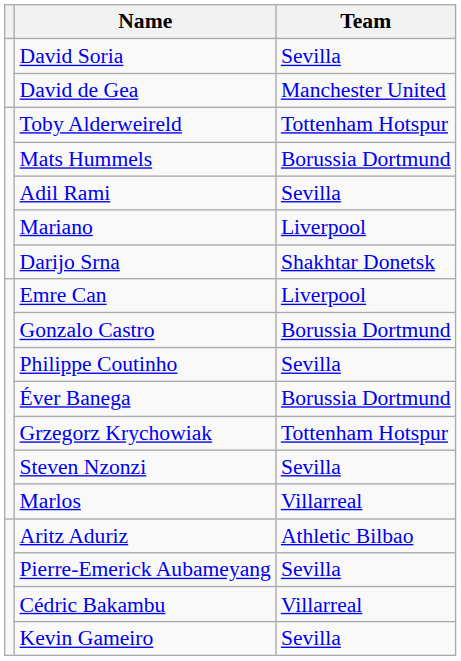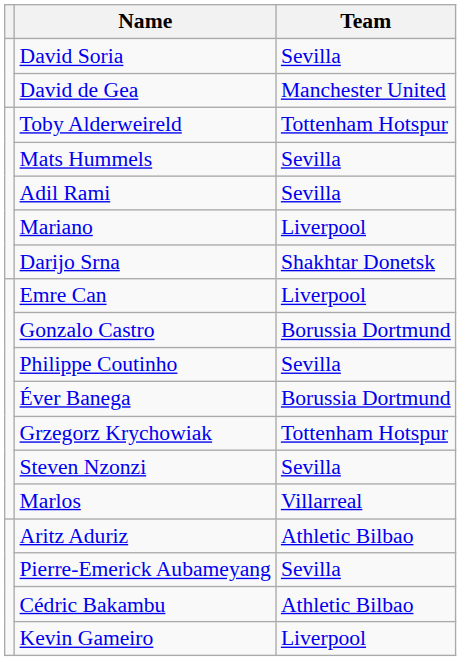(366, 158) Borussia Dortmund -> (311, 158) Sevilla
(322, 603) Villarreal -> (347, 603) Athletic Bilbao
(311, 638) Sevilla -> (323, 638) Liverpool
